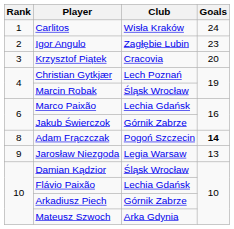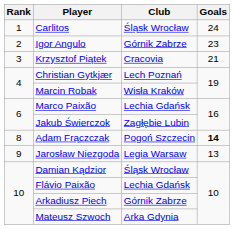(154, 28) Wisła Kraków -> (156, 28) Śląsk Wrocław
(156, 43) Zagłębie Lubin -> (155, 43) Górnik Zabrze
(213, 59) 20 -> (213, 59) 21
(156, 91) Śląsk Wrocław -> (154, 91) Wisła Kraków
(155, 122) Górnik Zabrze -> (156, 122) Zagłębie Lubin
